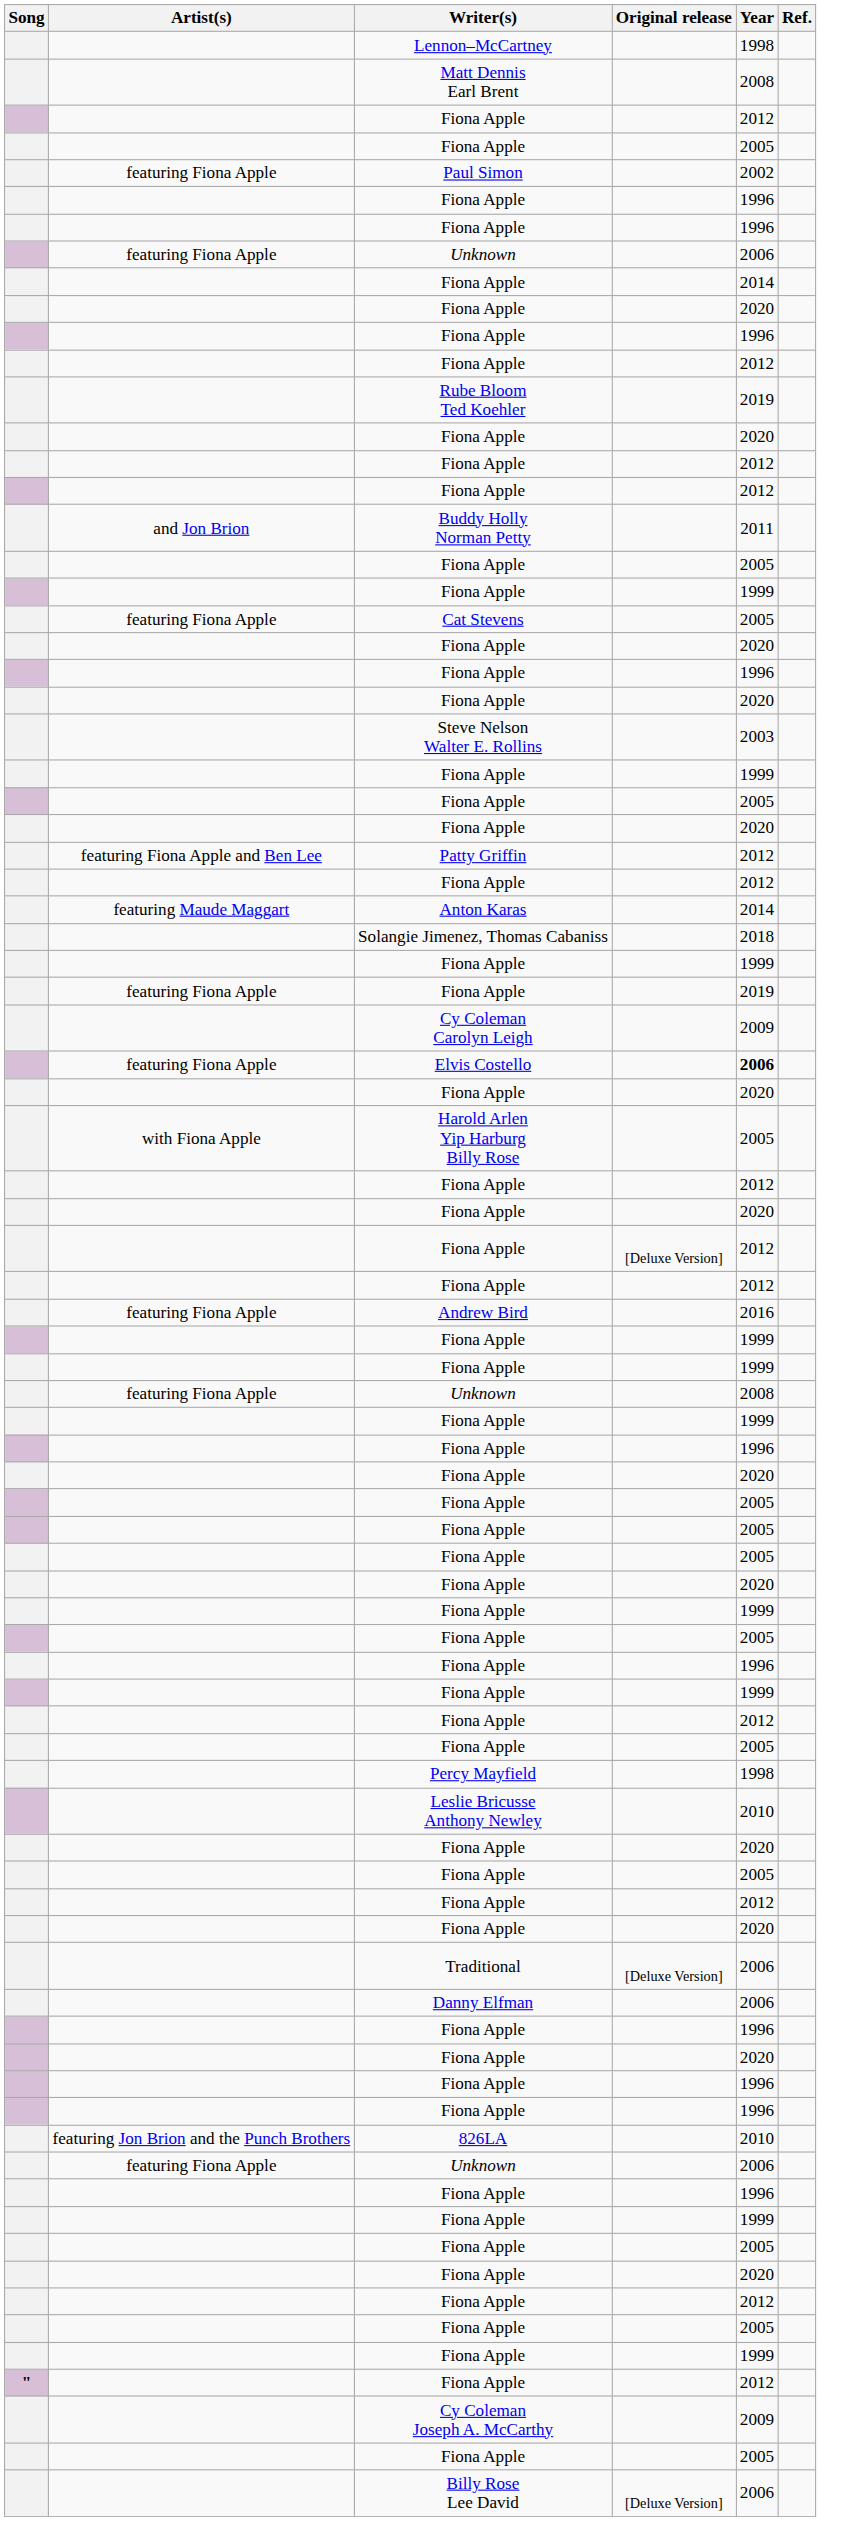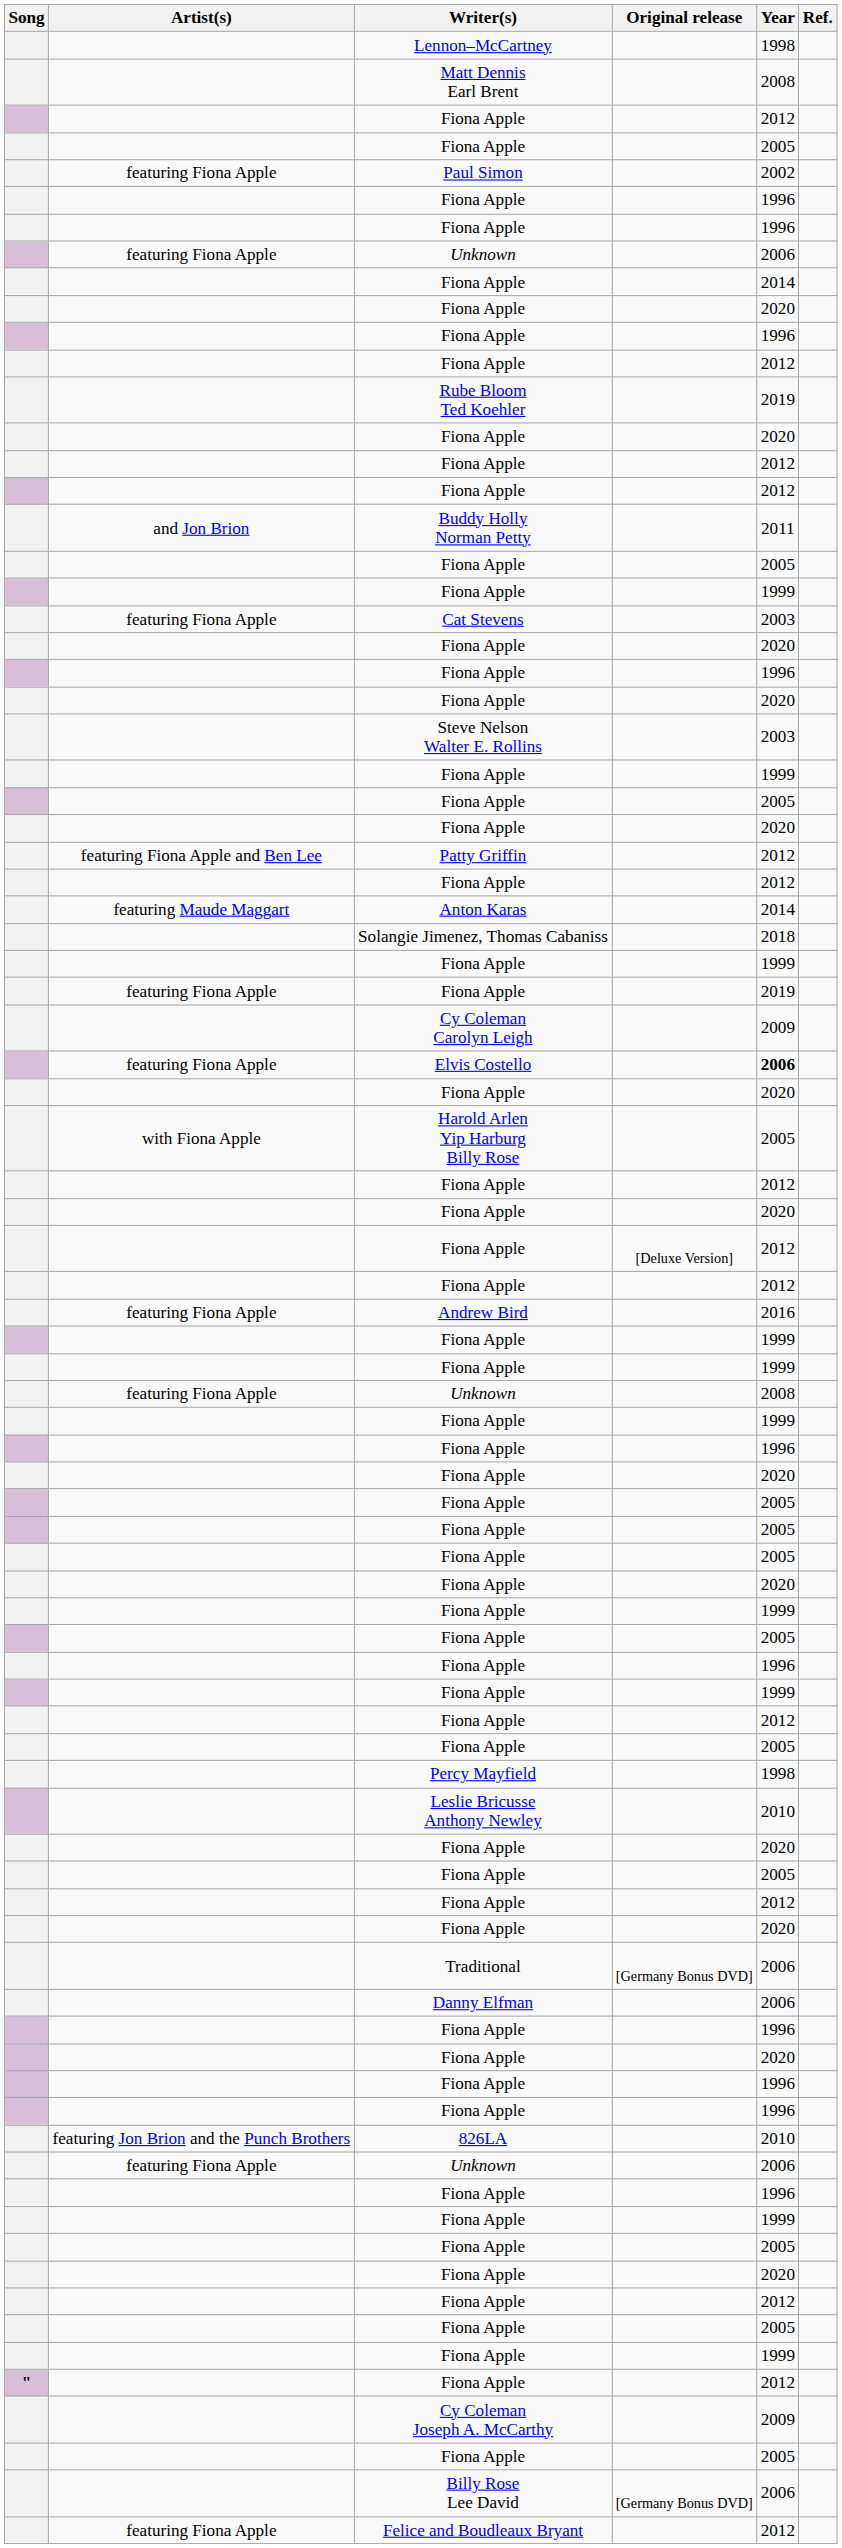(757, 618) 2005 -> (778, 618) 2003
(674, 1976) [Deluxe Version] -> (684, 1976) [Germany Bonus DVD]
(674, 2503) [Deluxe Version] -> (684, 2503) [Germany Bonus DVD]
+ row: (201, 2529)
